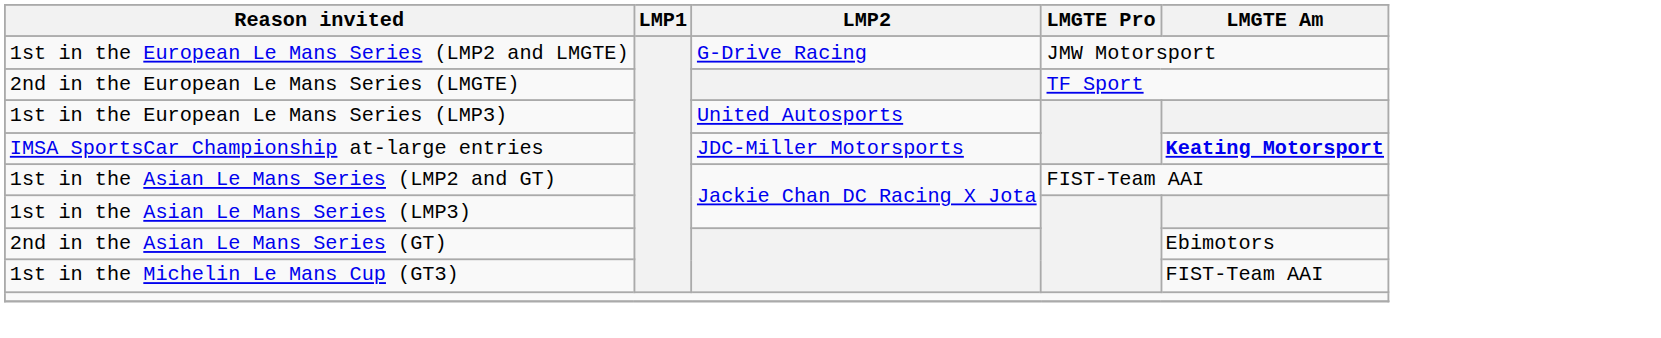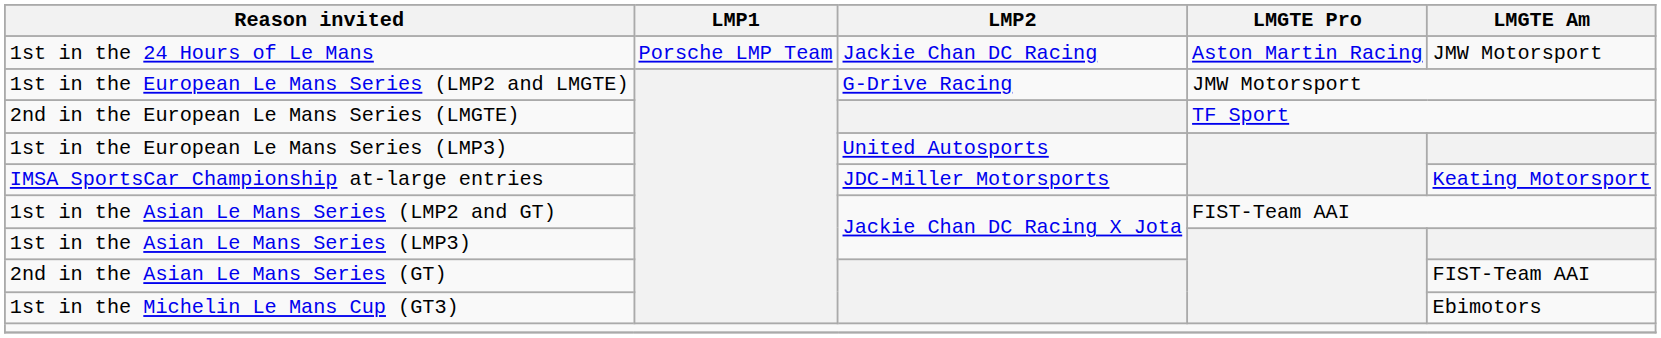+ row: (192, 53)
(1275, 148) bold -> (1542, 180) normal
(1220, 244) Ebimotors -> (1511, 276) FIST-Team AAI
(1244, 276) FIST-Team AAI -> (1487, 308) Ebimotors
